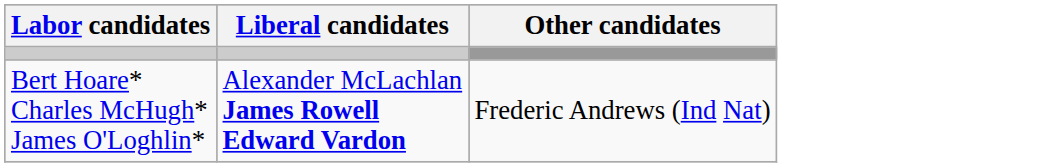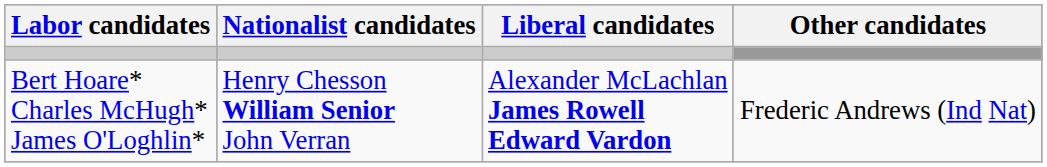+ column: (349, 25)
